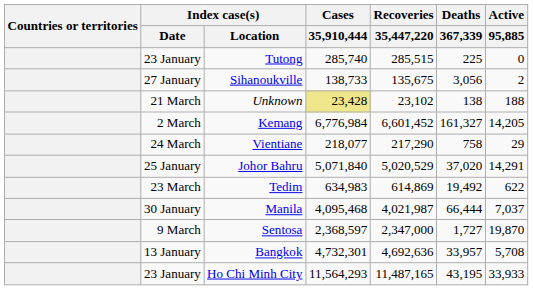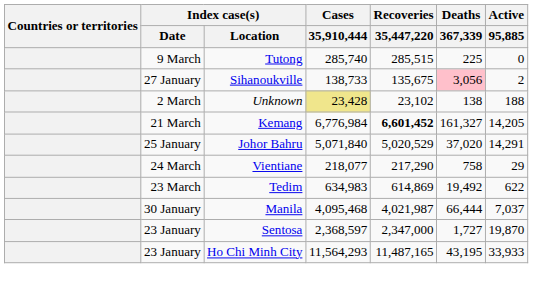(172, 57) 23 January -> (179, 57) 9 March
(468, 79) no background -> (468, 79) pink background
(176, 101) 21 March -> (179, 101) 2 March
(179, 122) 2 March -> (176, 122) 21 March
(408, 122) normal -> (408, 122) bold
rows swapped: (277, 144) <-> (270, 165)
(179, 230) 9 March -> (172, 230) 23 January
- row: (279, 251)
